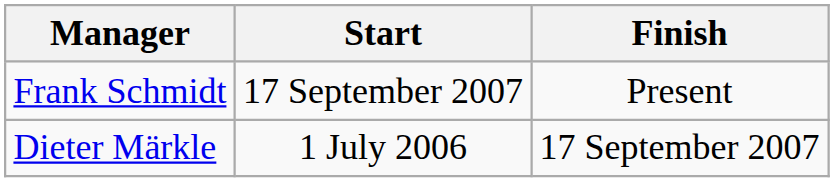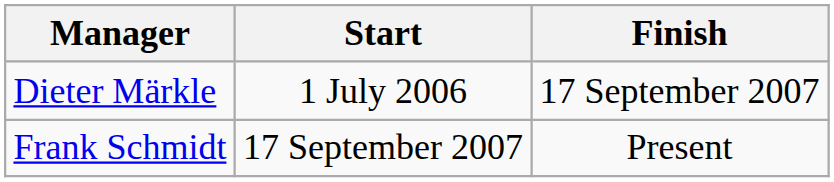rows swapped: (115, 147) <-> (120, 90)
